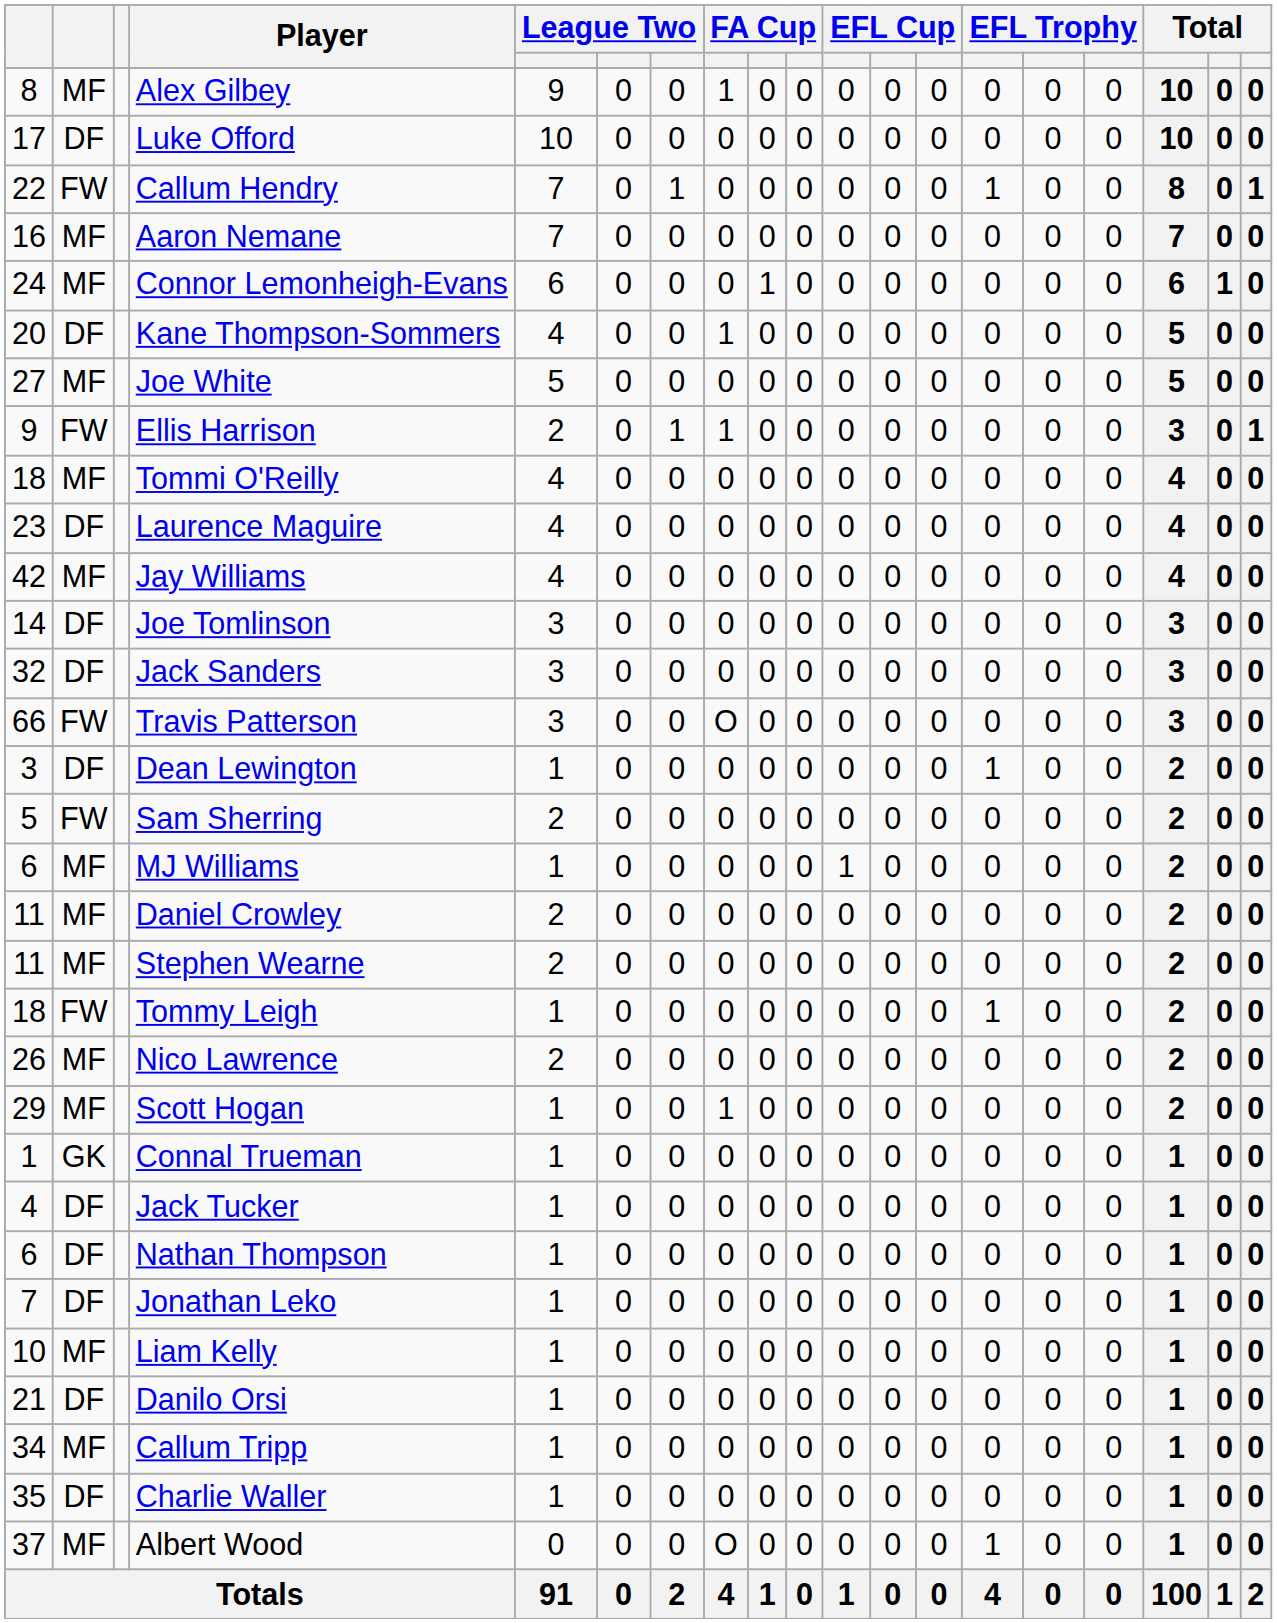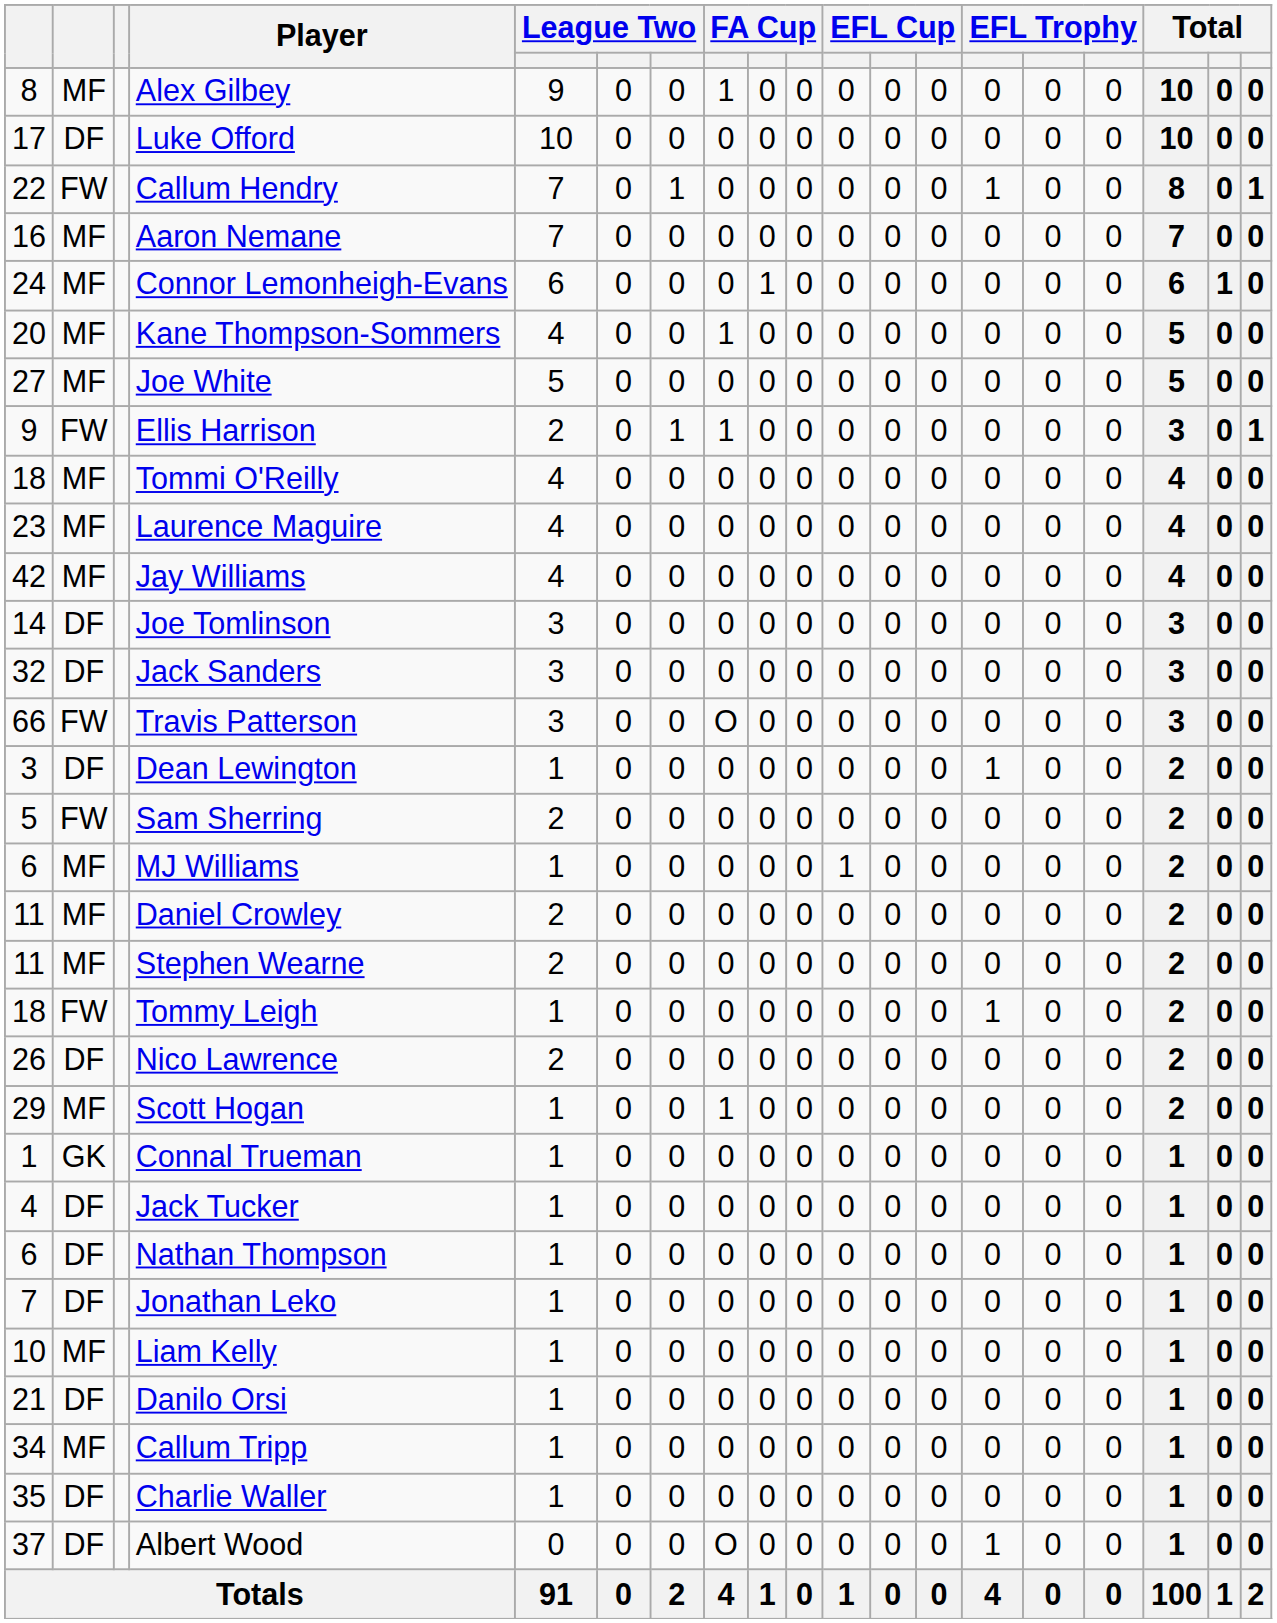(84, 333) DF -> (84, 333) MF
(84, 527) DF -> (84, 527) MF
(84, 1060) MF -> (84, 1060) DF
(84, 1545) MF -> (84, 1545) DF
